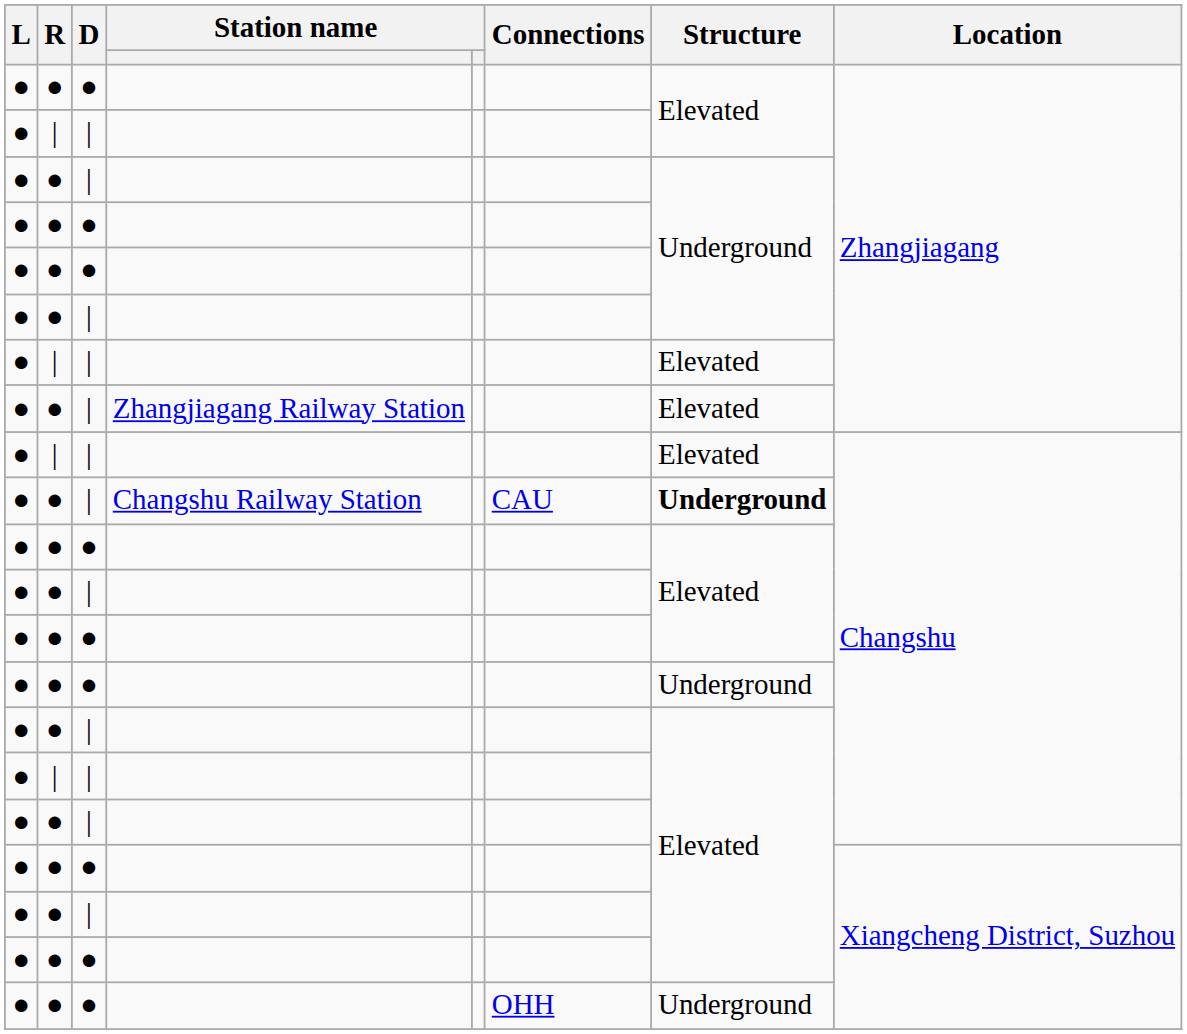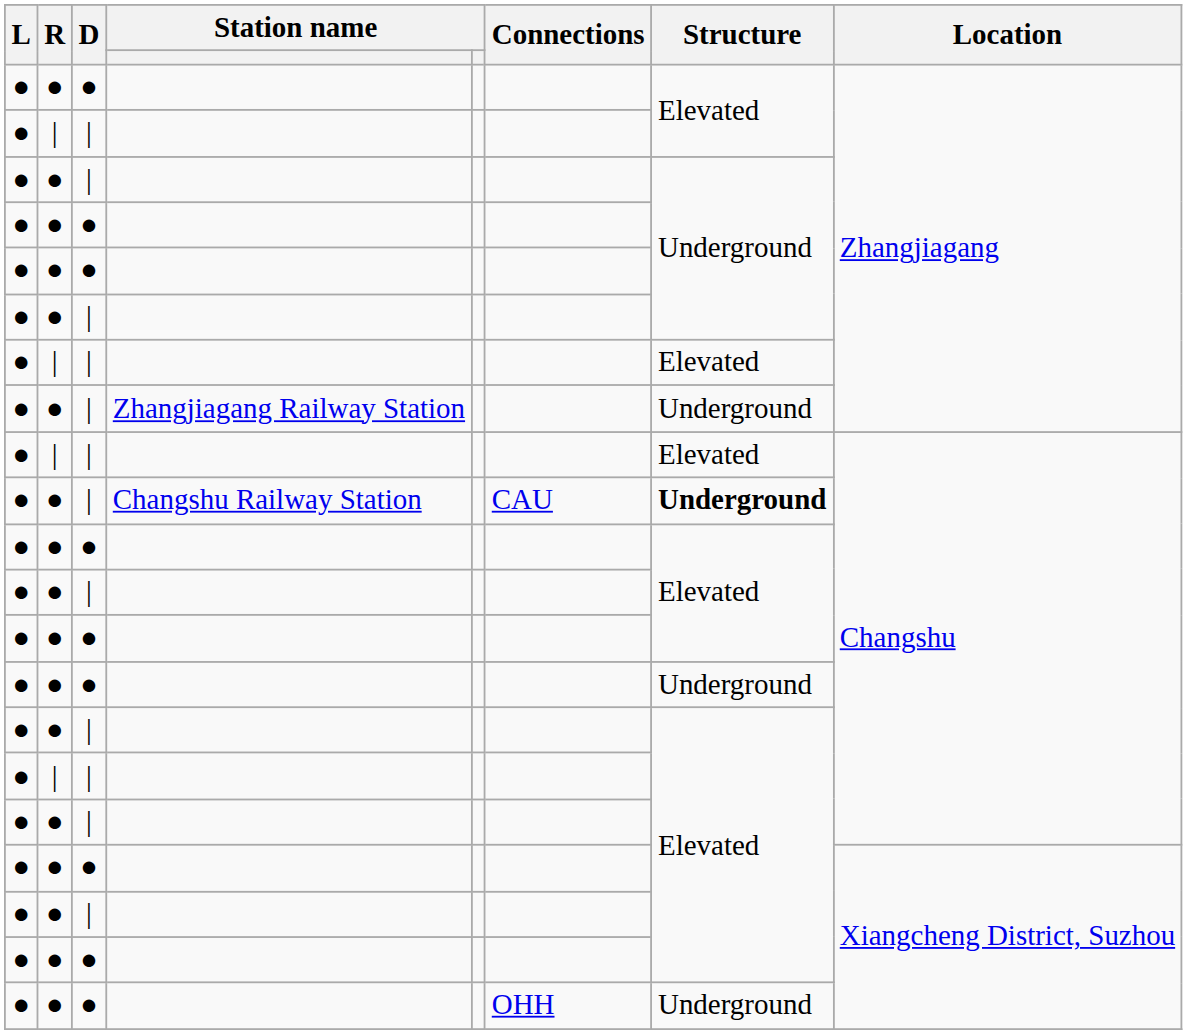(709, 408) Elevated -> (735, 408) Underground
